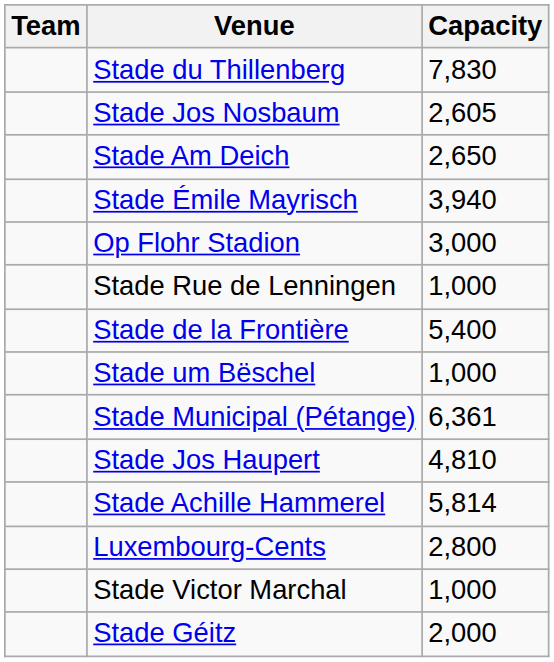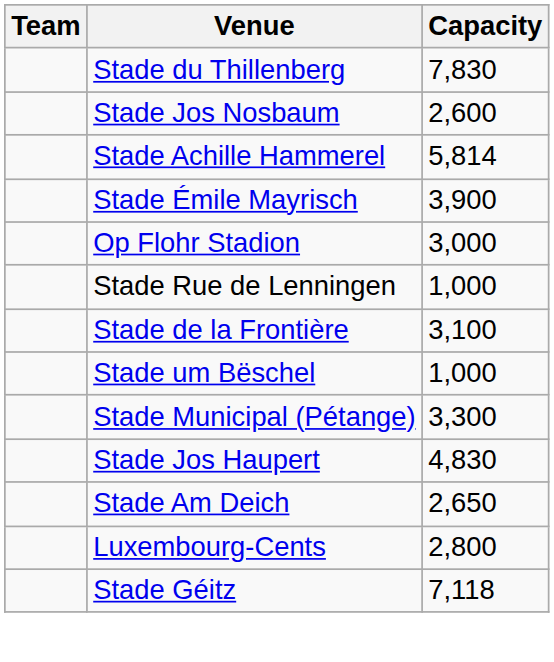(463, 112) 2,605 -> (463, 112) 2,600
rows swapped: (191, 156) <-> (239, 503)
(463, 199) 3,940 -> (463, 199) 3,900
(463, 329) 5,400 -> (463, 329) 3,100
(463, 416) 6,361 -> (463, 416) 3,300
(463, 460) 4,810 -> (463, 460) 4,830
- row: (220, 590)
(463, 633) 2,000 -> (461, 590) 7,118
